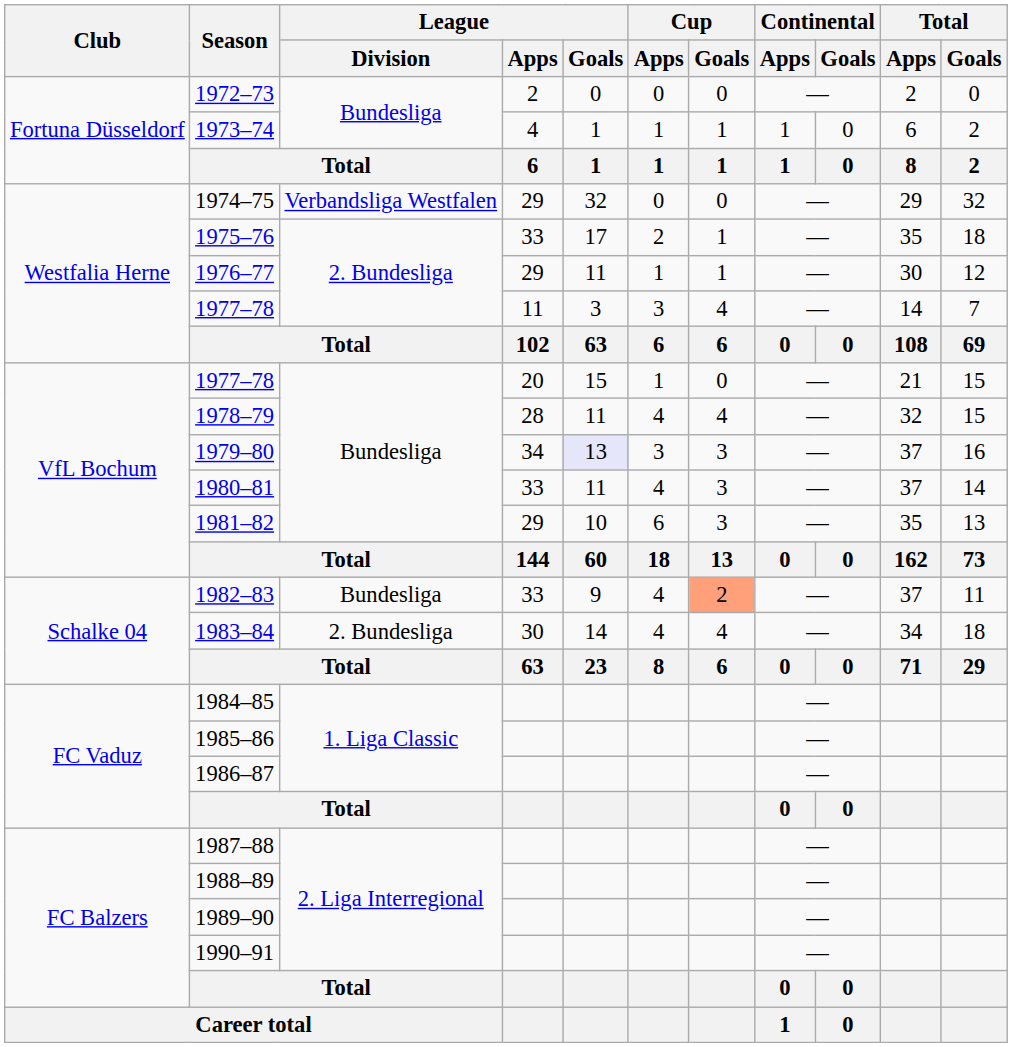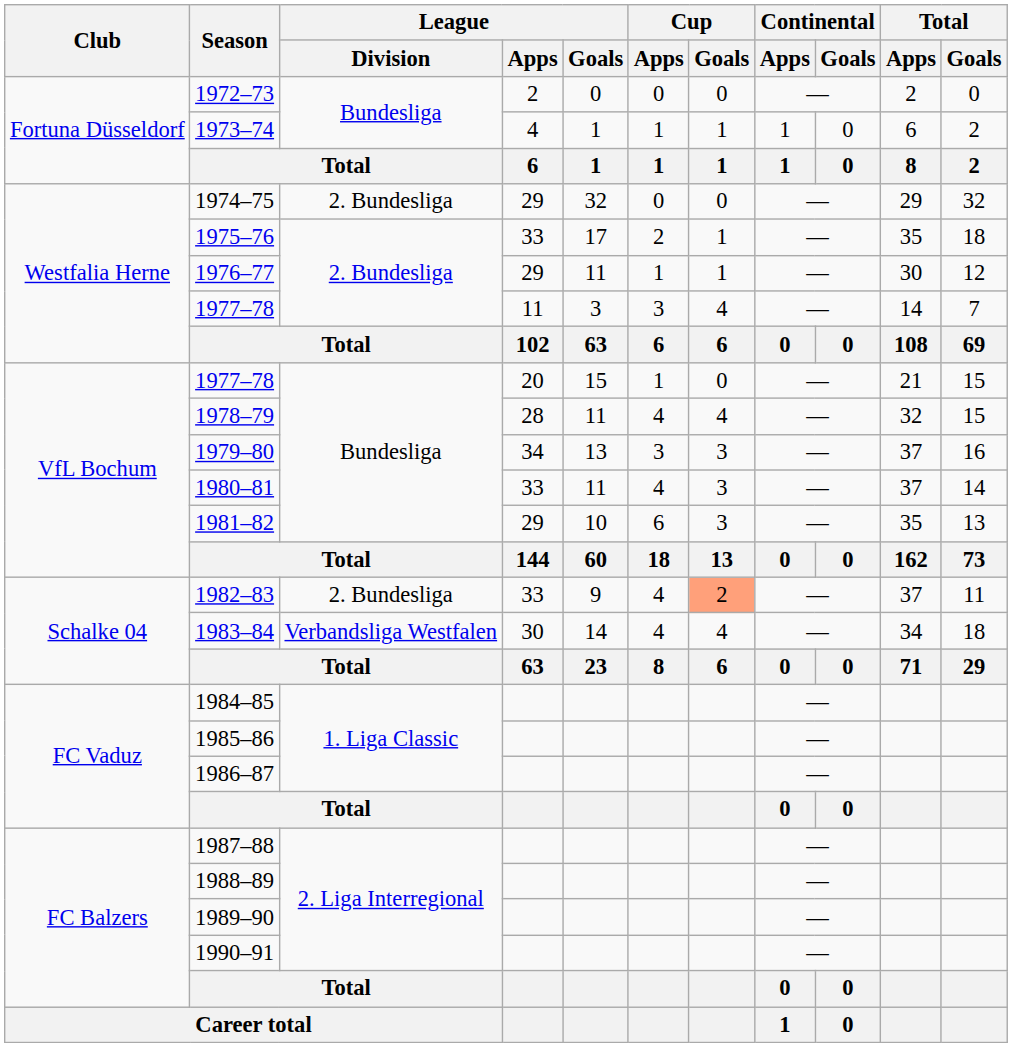(391, 201) Verbandsliga Westfalen -> (391, 201) 2. Bundesliga
(596, 451) lavender background -> (596, 451) no background
(391, 594) Bundesliga -> (391, 594) 2. Bundesliga
(391, 630) 2. Bundesliga -> (391, 630) Verbandsliga Westfalen
